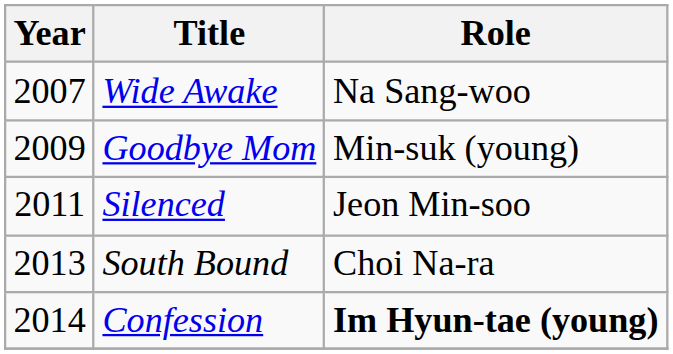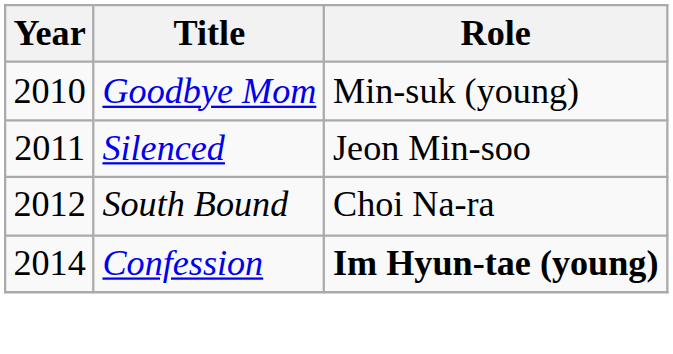- row: (190, 90)
(50, 147) 2009 -> (50, 90) 2010
(50, 262) 2013 -> (50, 205) 2012
